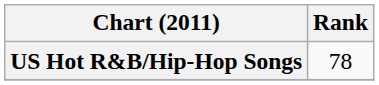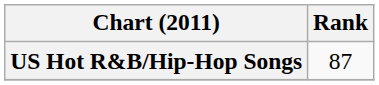(341, 60) 78 -> (341, 60) 87
